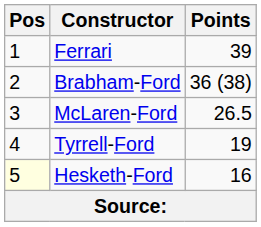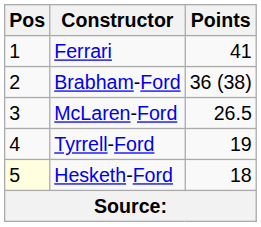(241, 51) 39 -> (241, 51) 41
(241, 176) 16 -> (241, 176) 18
